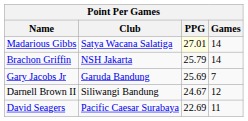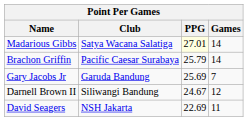(107, 60) NSH Jakarta -> (130, 60) Pacific Caesar Surabaya
(130, 108) Pacific Caesar Surabaya -> (107, 108) NSH Jakarta
